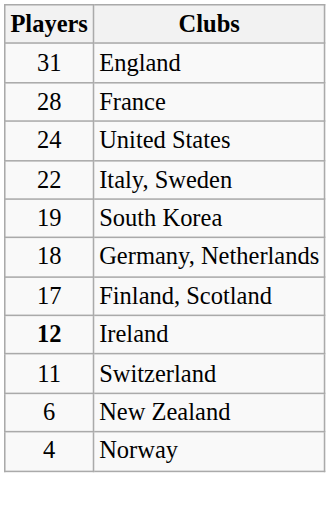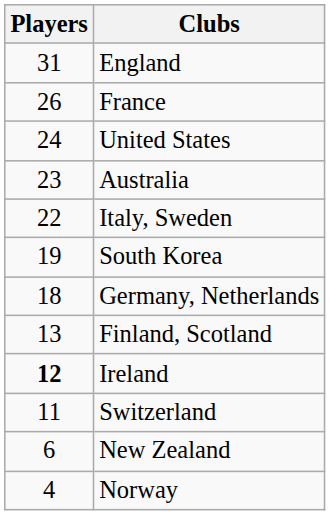(49, 101) 28 -> (49, 101) 26
+ row: (144, 179)
(49, 295) 17 -> (49, 334) 13
